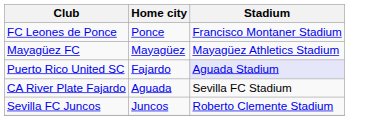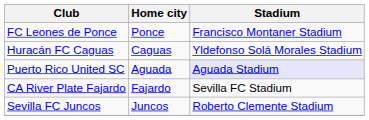+ row: (60, 50)
- row: (43, 50)
(151, 69) Fajardo -> (151, 69) Aguada
(151, 87) Aguada -> (151, 87) Fajardo
